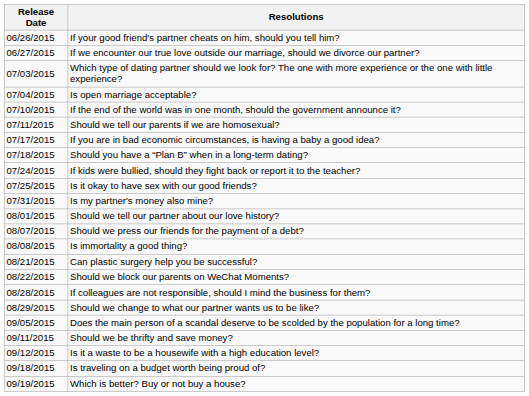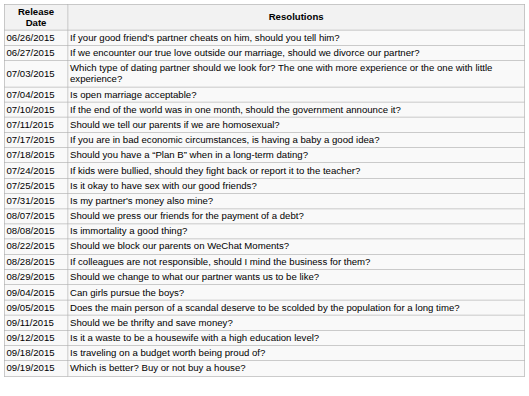- row: (175, 216)
- row: (164, 262)
+ row: (127, 292)
